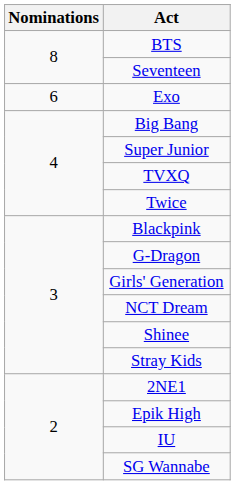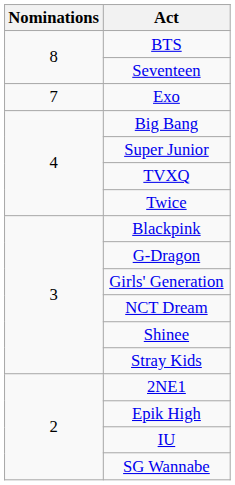(54, 96) 6 -> (54, 96) 7
